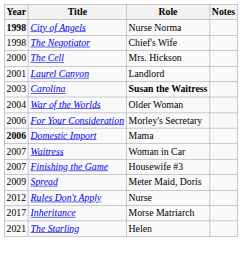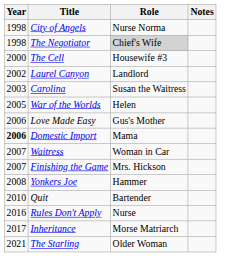(16, 27) bold -> (16, 27) normal
(153, 43) no background -> (137, 43) lightgrey background
(155, 58) Mrs. Hickson -> (140, 58) Housewife #3
(16, 74) 2001 -> (16, 74) 2002
(168, 89) bold -> (149, 89) normal
(16, 105) 2004 -> (16, 105) 2005
(156, 105) Older Woman -> (124, 105) Helen
- row: (77, 120)
+ row: (63, 120)
(156, 167) Housewife #3 -> (139, 167) Mrs. Hickson
+ row: (54, 182)
- row: (44, 182)
+ row: (39, 197)
(16, 197) 2012 -> (16, 213) 2016
(140, 228) Helen -> (140, 244) Older Woman
